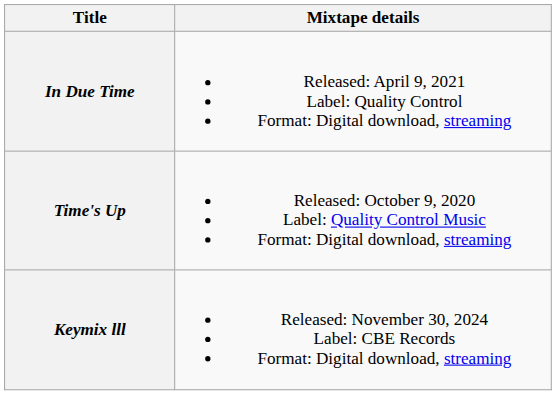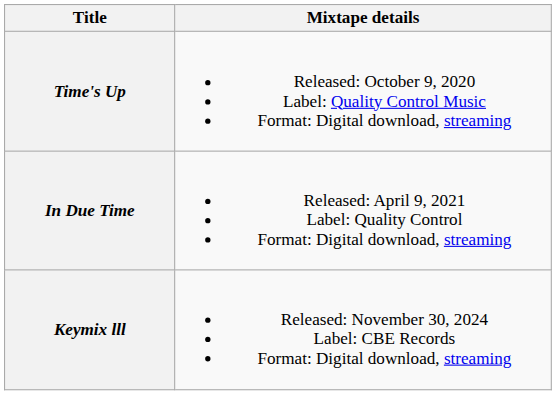rows swapped: (90, 210) <-> (90, 91)
